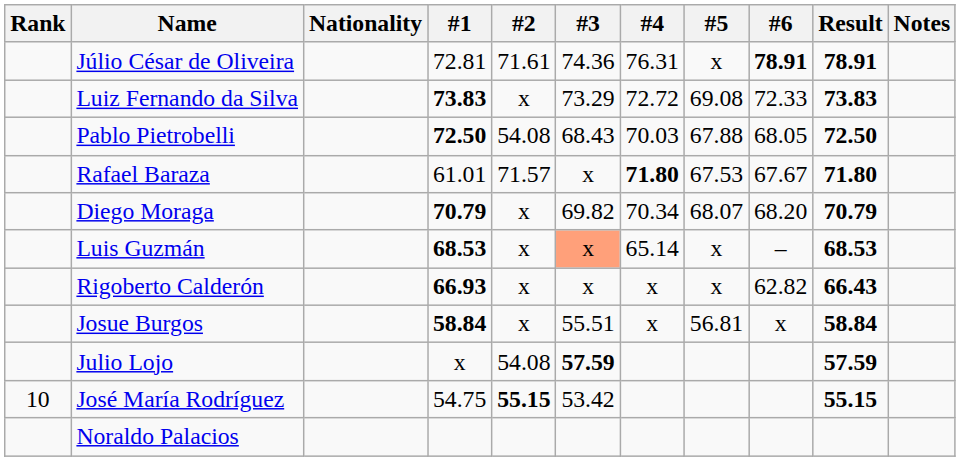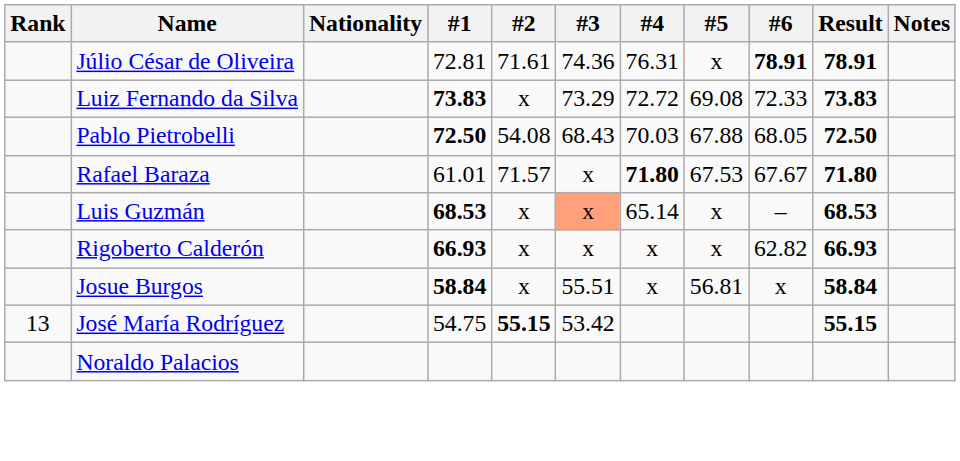- row: (145, 211)
(850, 286) 66.43 -> (850, 248) 66.93
- row: (125, 361)
(38, 398) 10 -> (38, 323) 13
